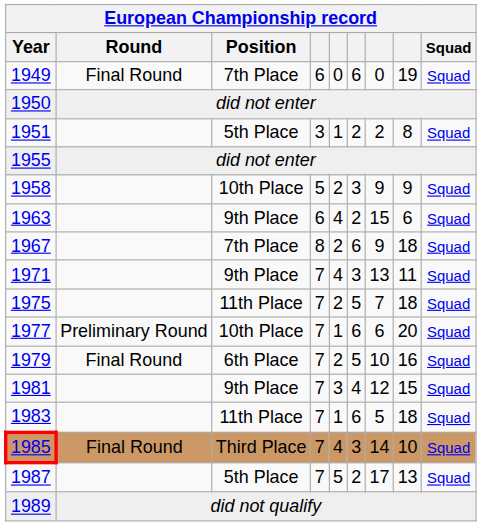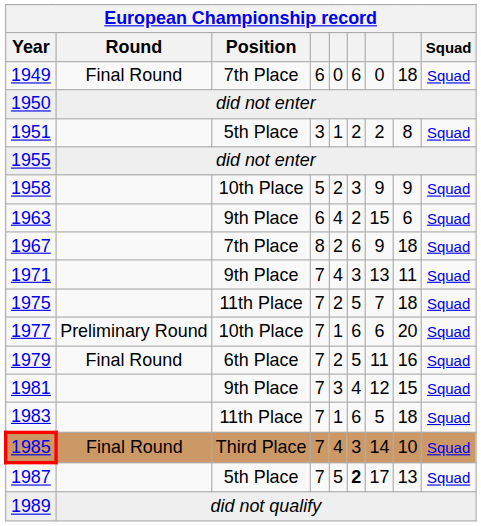(408, 75) 19 -> (408, 75) 18
(379, 359) 10 -> (379, 359) 11
(356, 477) normal -> (356, 477) bold
